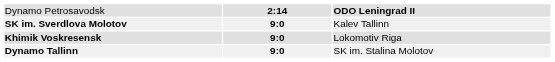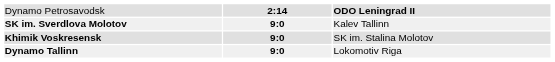(368, 37) Lokomotiv Riga -> (383, 37) SK im. Stalina Molotov
(383, 51) SK im. Stalina Molotov -> (368, 51) Lokomotiv Riga
